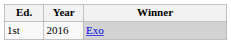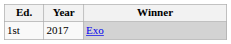(58, 30) 2016 -> (58, 30) 2017
